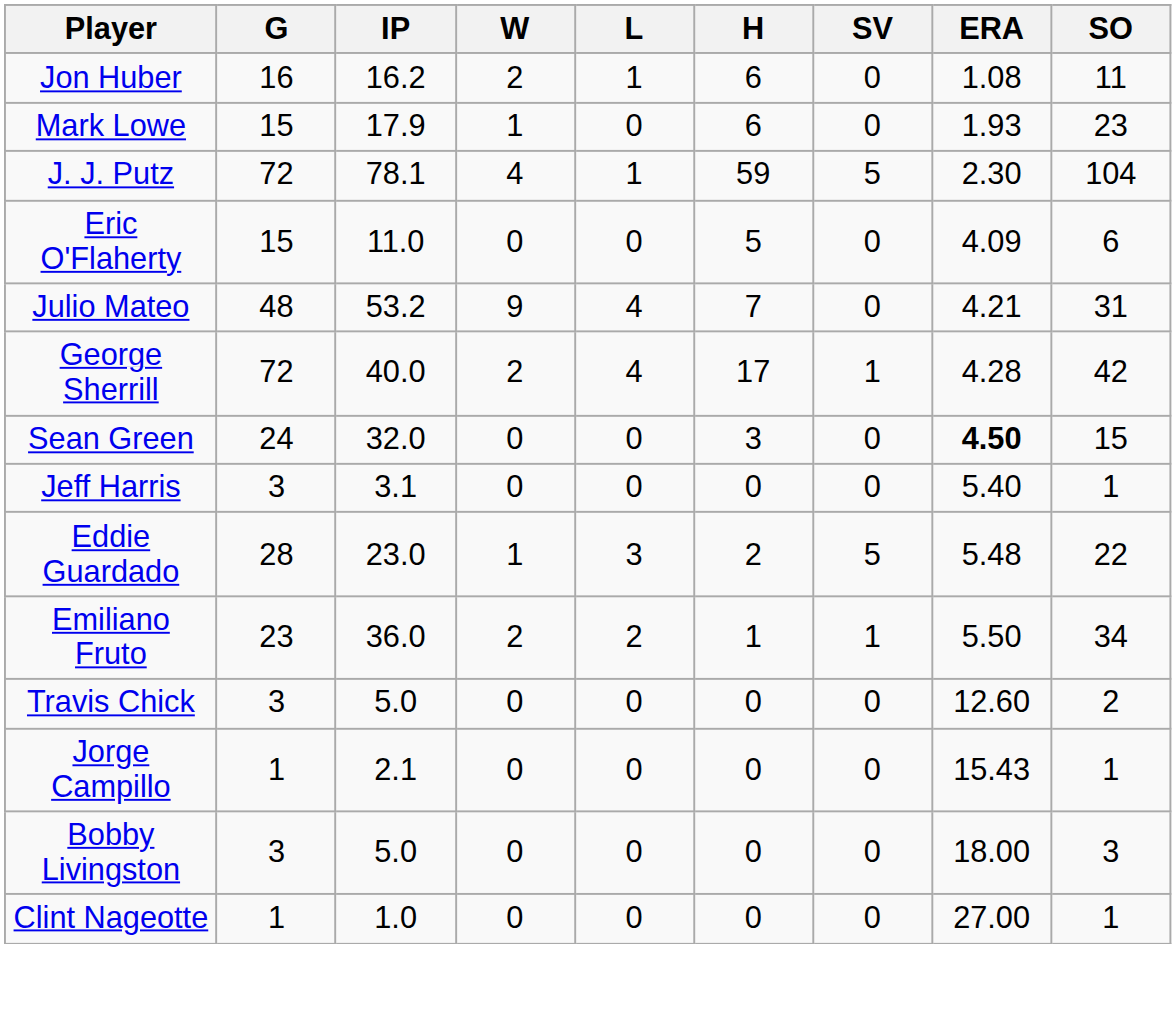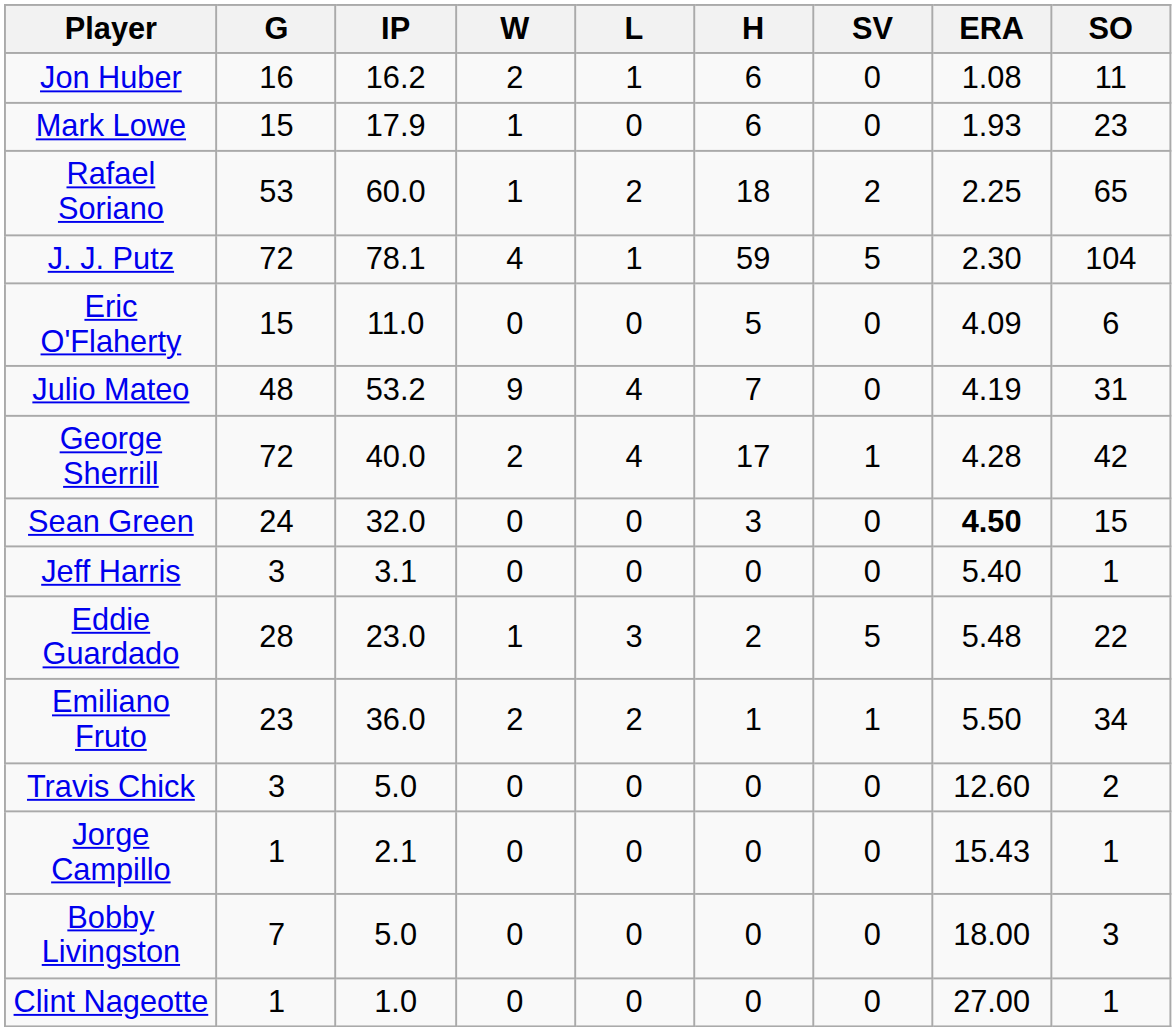+ row: (111, 192)
(992, 307) 4.21 -> (992, 390) 4.19
(276, 852) 3 -> (276, 935) 7
